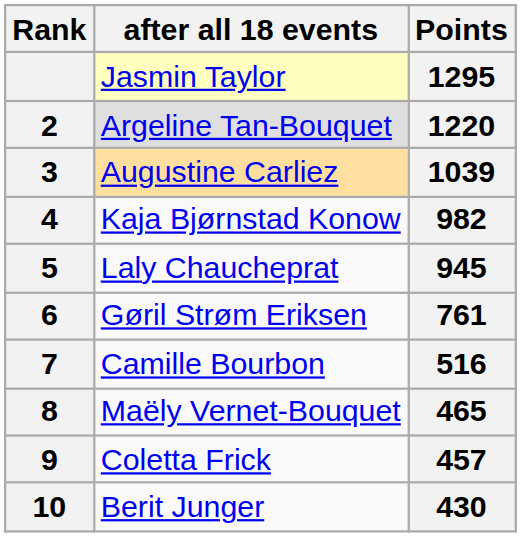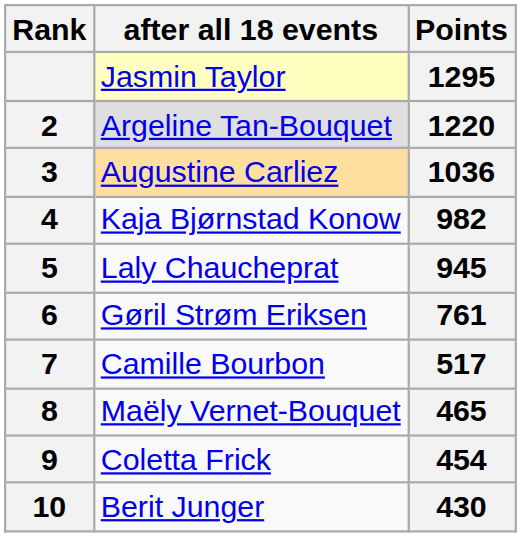(461, 172) 1039 -> (461, 172) 1036
(461, 363) 516 -> (461, 363) 517
(461, 459) 457 -> (461, 459) 454
